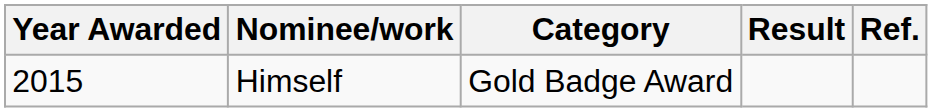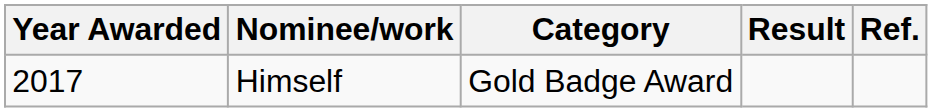(48, 80) 2015 -> (48, 80) 2017
